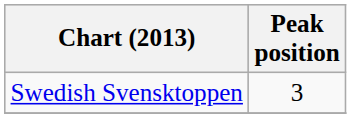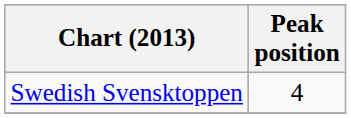(297, 92) 3 -> (297, 92) 4
